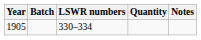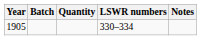columns swapped: (148, 12) <-> (92, 12)
